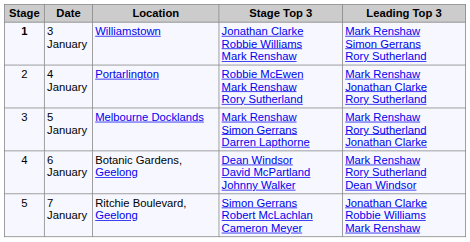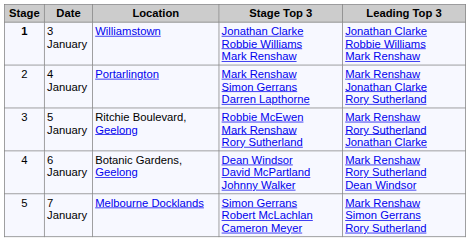(386, 44) Mark Renshaw Simon Gerrans Rory Sutherland -> (386, 44) Jonathan Clarke Robbie Williams Mark Renshaw
(263, 87) Robbie McEwen Mark Renshaw Rory Sutherland -> (266, 87) Mark Renshaw Simon Gerrans Darren Lapthorne
(150, 117) Melbourne Docklands -> (141, 123) Ritchie Boulevard, Geelong
(266, 129) Mark Renshaw Simon Gerrans Darren Lapthorne -> (263, 129) Robbie McEwen Mark Renshaw Rory Sutherland
(141, 209) Ritchie Boulevard, Geelong -> (150, 203) Melbourne Docklands
(386, 215) Jonathan Clarke Robbie Williams Mark Renshaw -> (386, 215) Mark Renshaw Simon Gerrans Rory Sutherland
